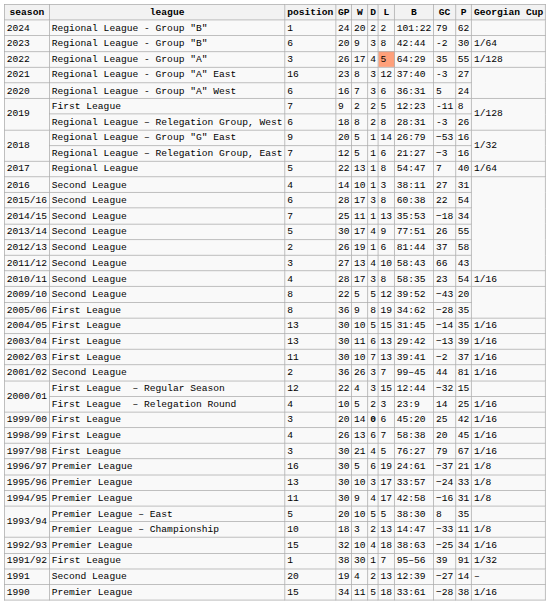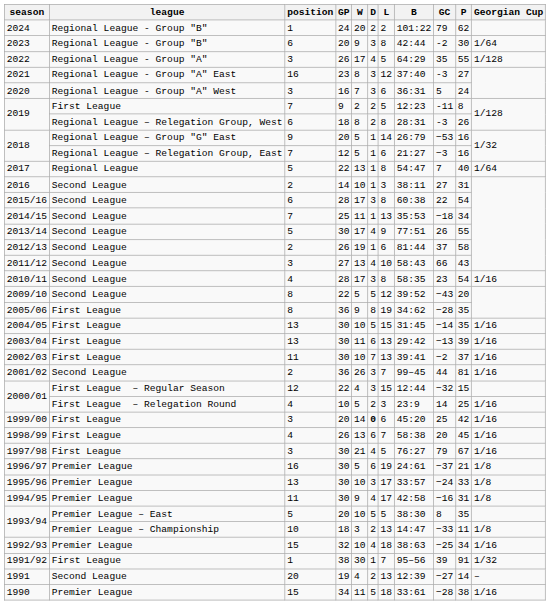(383, 59) lightsalmon background -> (383, 59) no background
(290, 91) 6 -> (290, 91) 3
(290, 185) 4 -> (290, 185) 2
